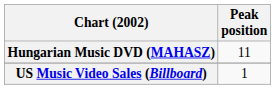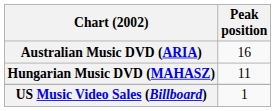+ row: (111, 52)
